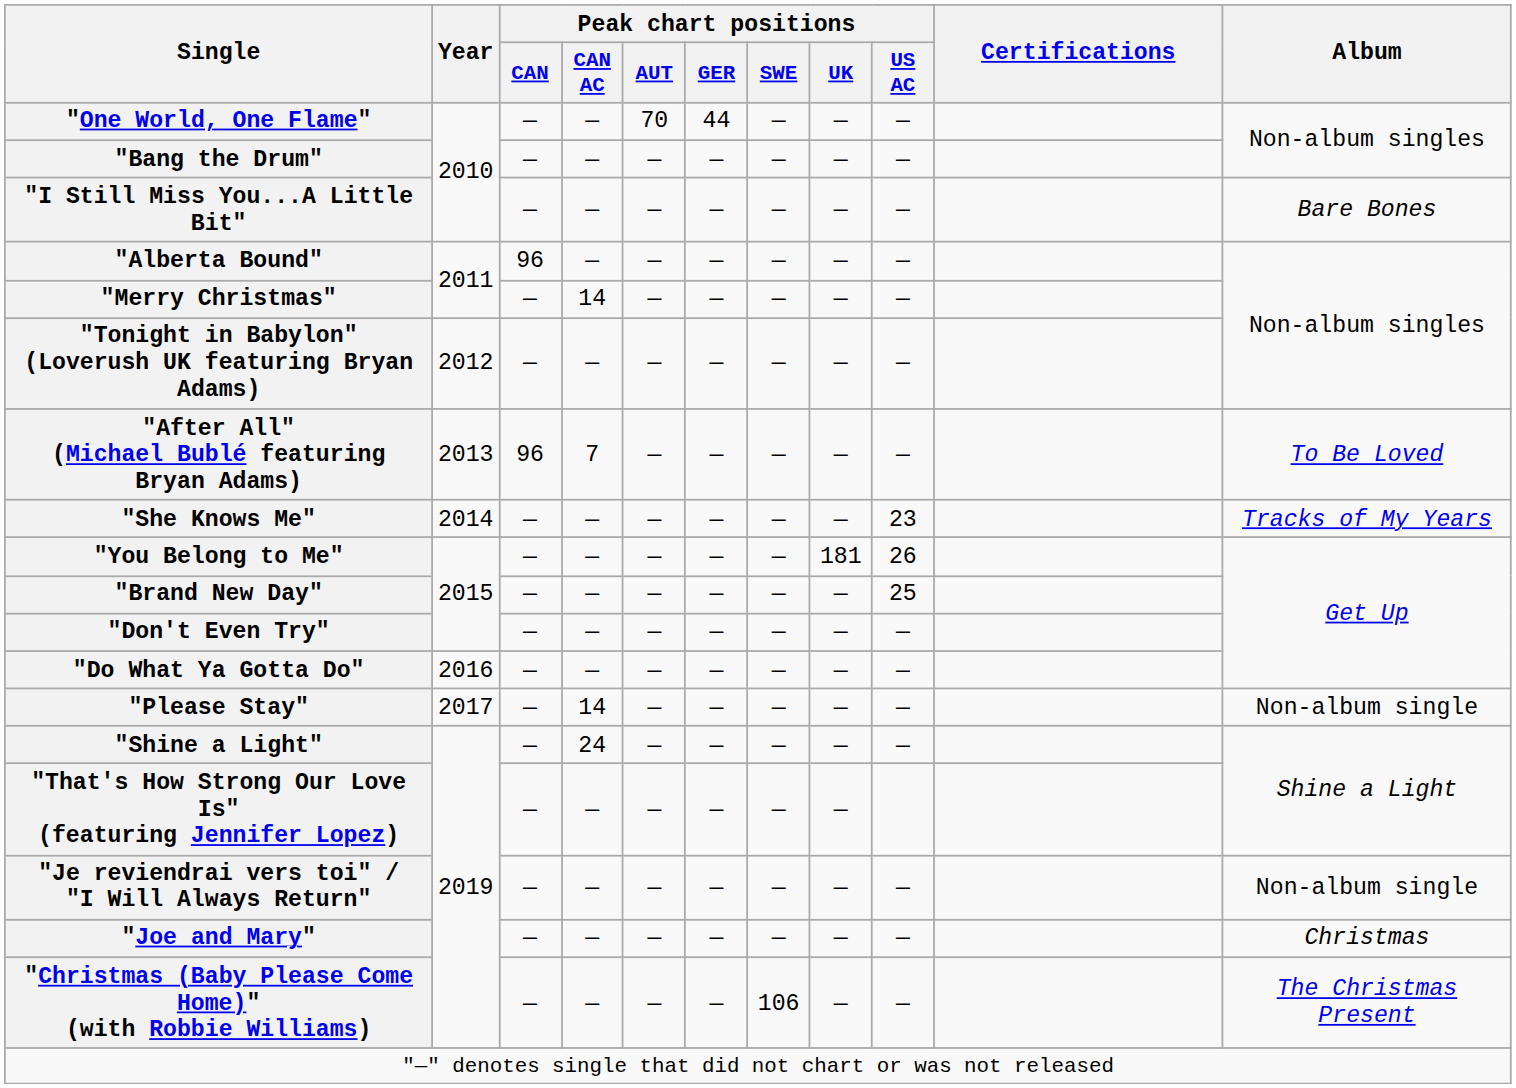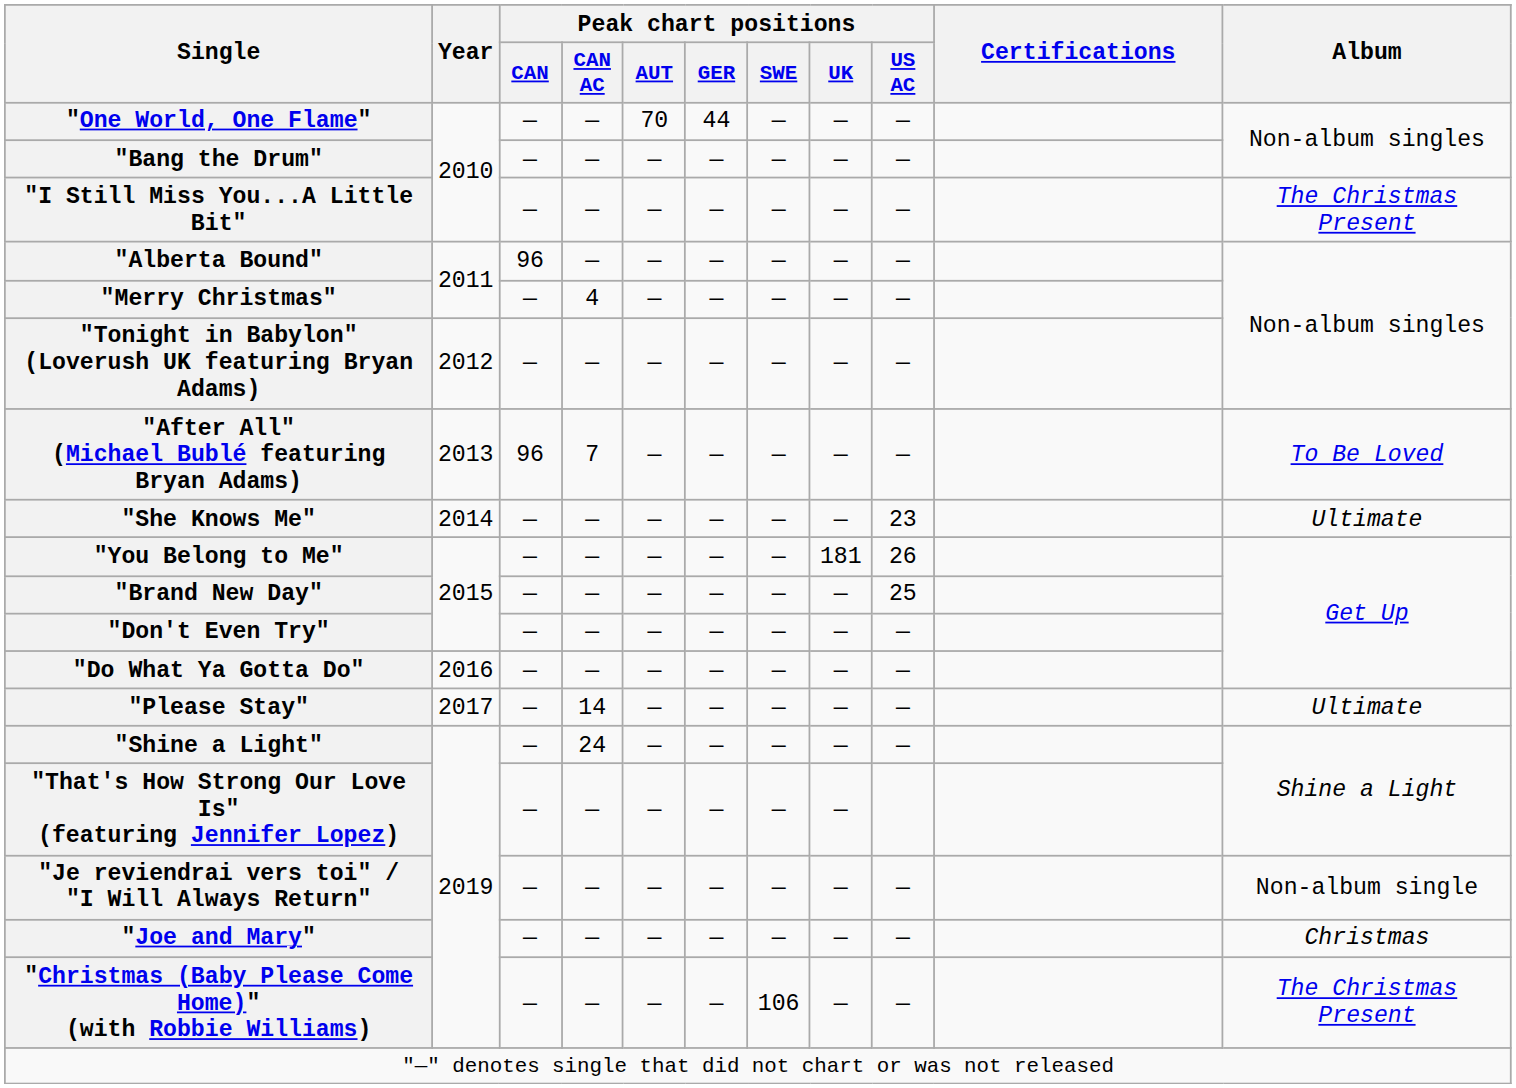(1367, 210) Bare Bones -> (1367, 210) The Christmas Present
(592, 299) 14 -> (592, 299) 4
(1367, 519) Tracks of My Years -> (1367, 519) Ultimate
(1367, 707) Non-album single -> (1367, 707) Ultimate
